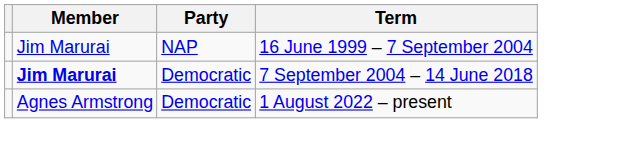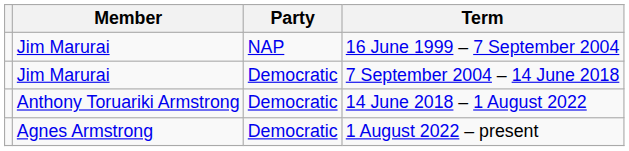(67, 74) bold -> (63, 74) normal
+ row: (466, 103)
